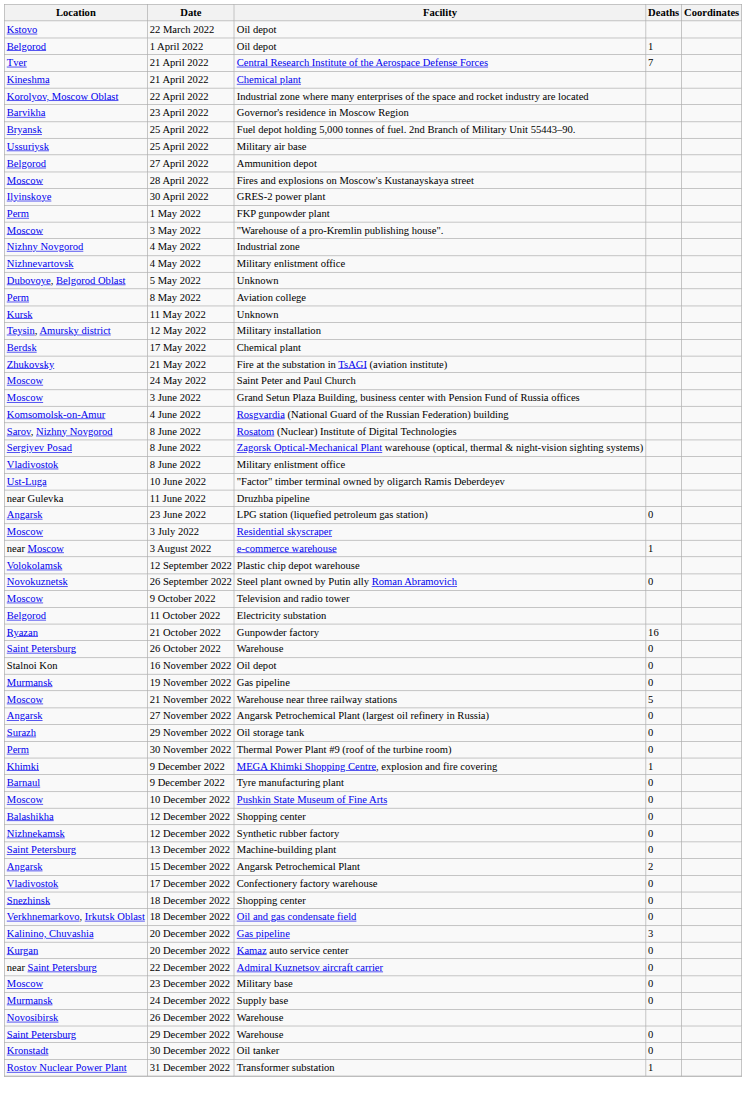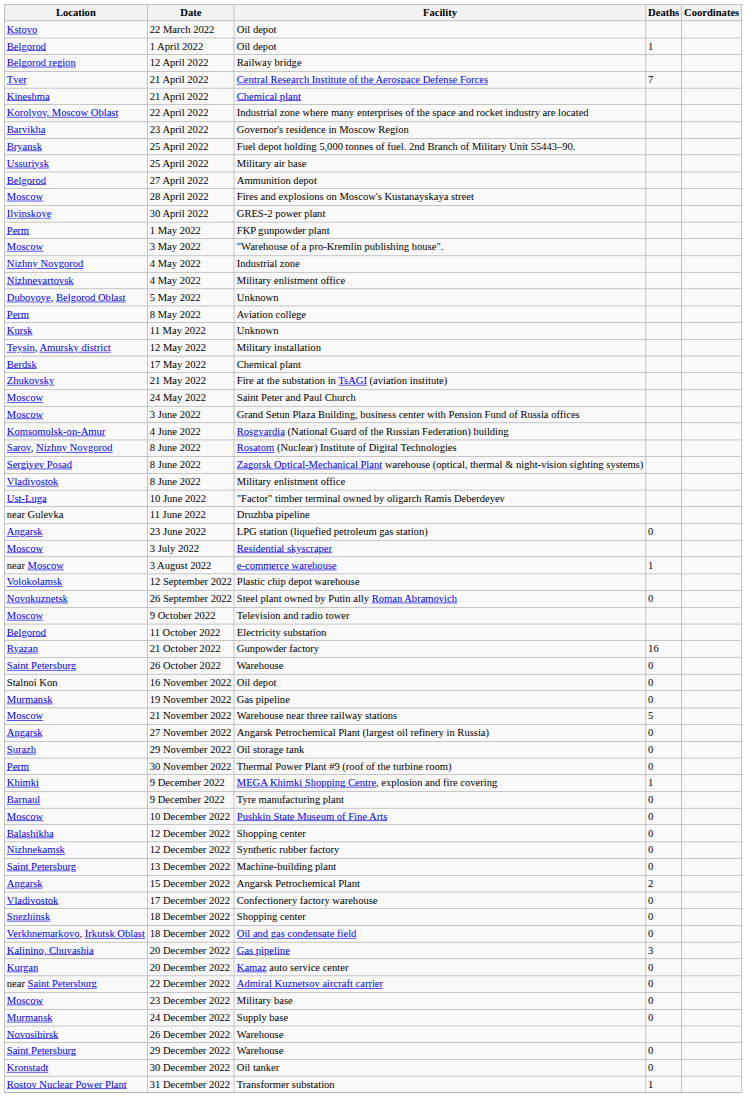+ row: (179, 63)
